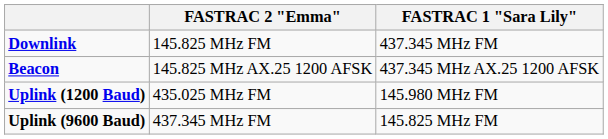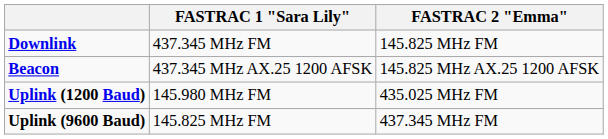columns swapped: (489, 17) <-> (262, 17)
